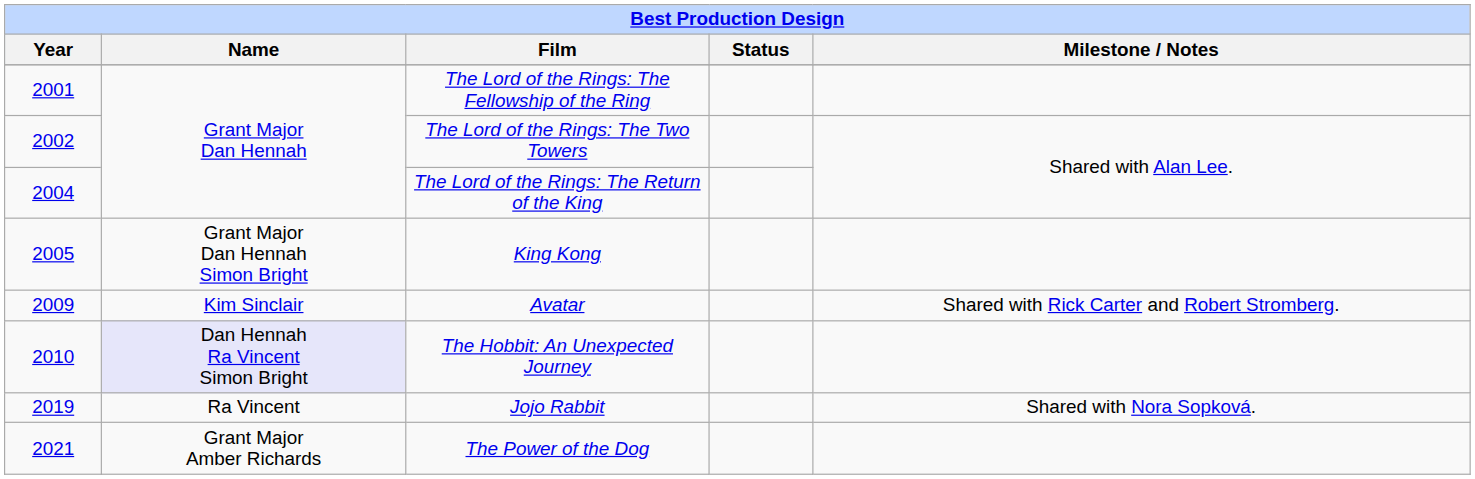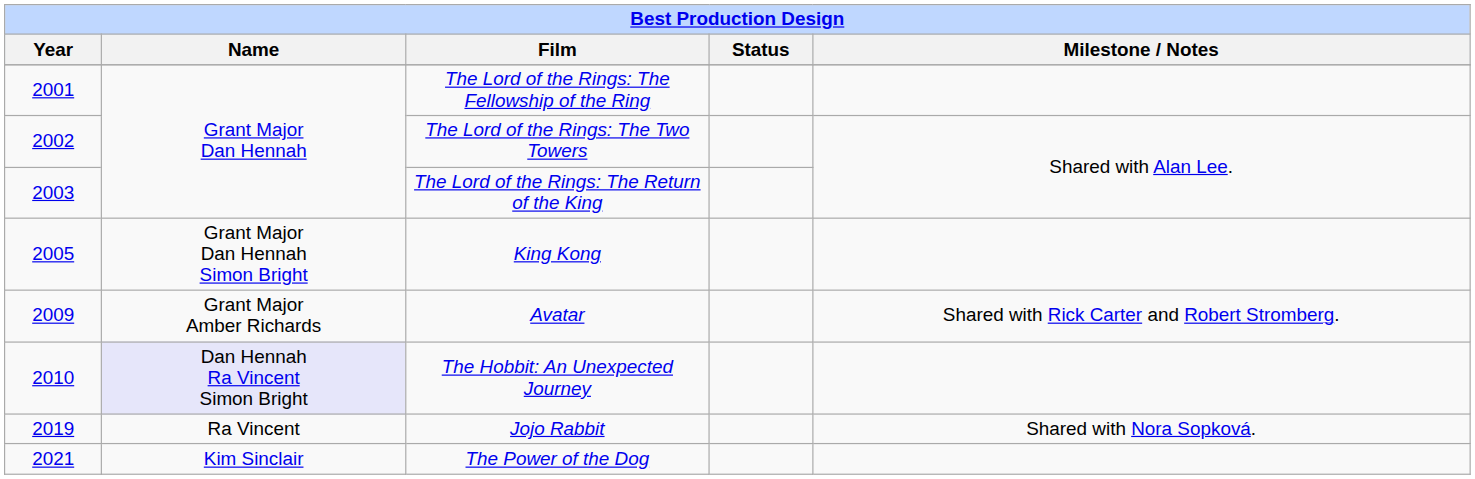(53, 192) 2004 -> (53, 192) 2003
(254, 305) Kim Sinclair -> (254, 315) Grant Major Amber Richards
(254, 448) Grant Major Amber Richards -> (254, 458) Kim Sinclair
